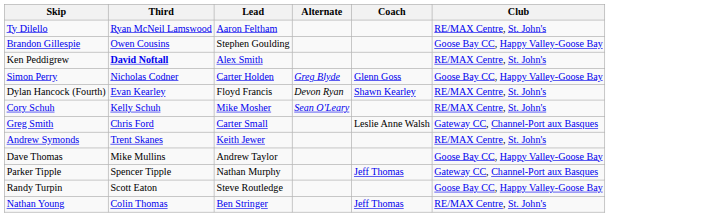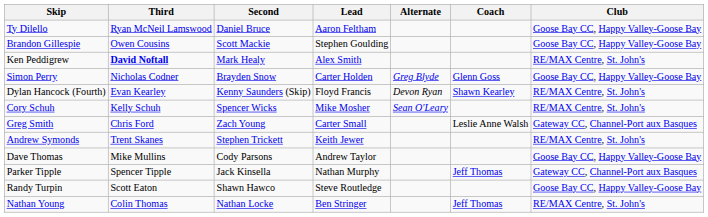+ column: (264, 12)
(490, 28) RE/MAX Centre, St. John's -> (617, 28) Goose Bay CC, Happy Valley-Goose Bay
